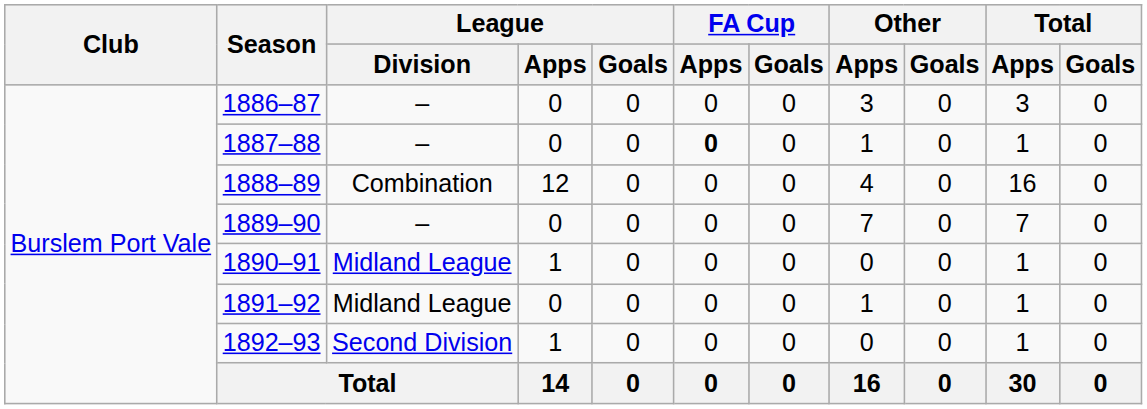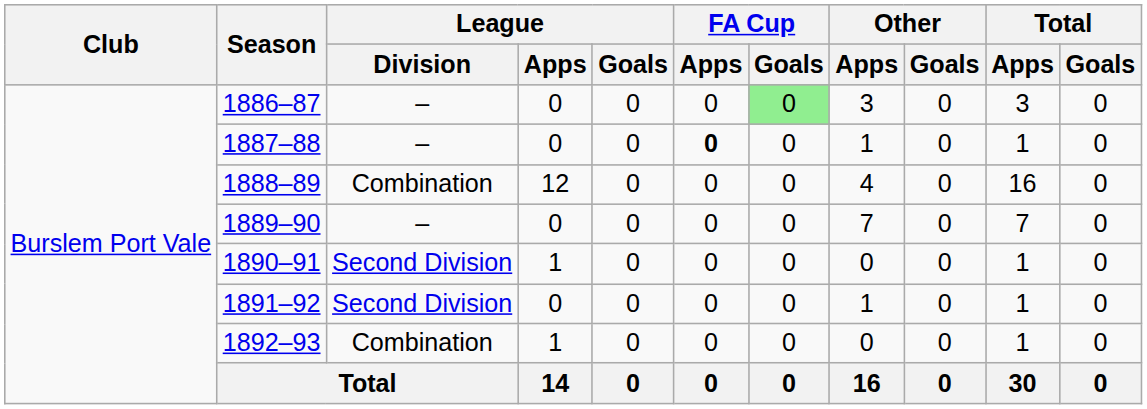(789, 104) no background -> (789, 104) lightgreen background
(422, 263) Midland League -> (422, 263) Second Division
(422, 303) Midland League -> (422, 303) Second Division
(422, 343) Second Division -> (422, 343) Combination
